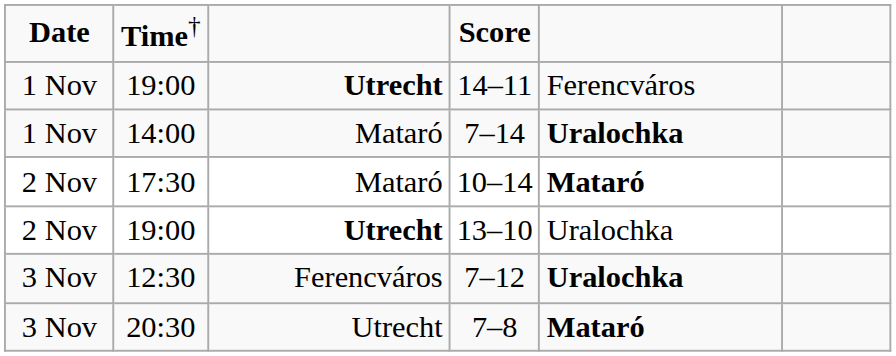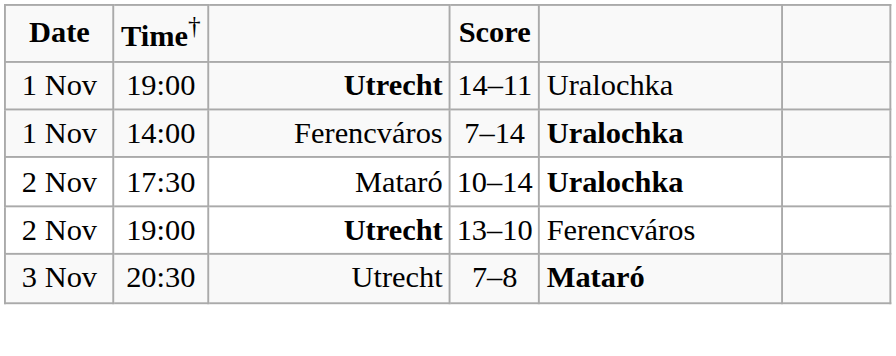(621, 85) Ferencváros -> (610, 85) Uralochka
(399, 133) Mataró -> (368, 133) Ferencváros
(596, 181) Mataró -> (615, 181) Uralochka
(610, 229) Uralochka -> (621, 229) Ferencváros
- row: (495, 277)
